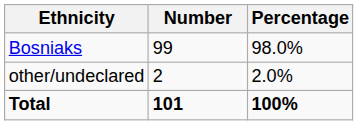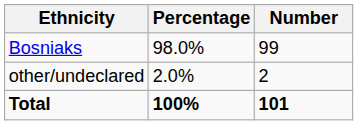columns swapped: (198, 18) <-> (300, 18)
